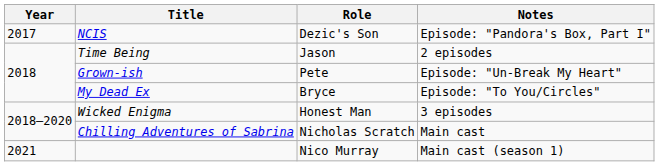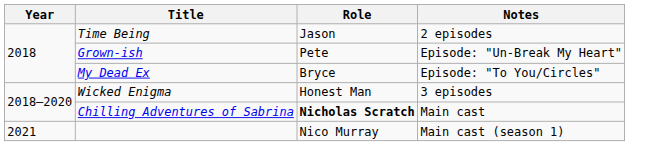- row: (92, 34)
(357, 131) normal -> (357, 112) bold
